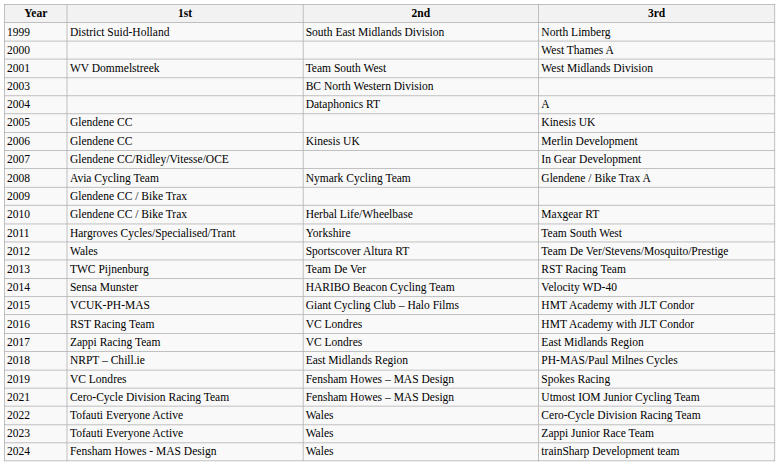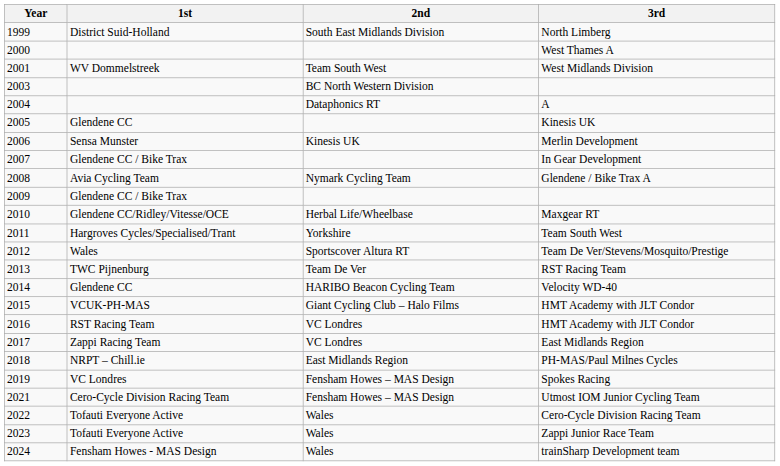(101, 141) Glendene CC -> (104, 141) Sensa Munster
(149, 159) Glendene CC/Ridley/Vitesse/OCE -> (128, 159) Glendene CC / Bike Trax
(128, 214) Glendene CC / Bike Trax -> (149, 214) Glendene CC/Ridley/Vitesse/OCE
(104, 287) Sensa Munster -> (101, 287) Glendene CC
